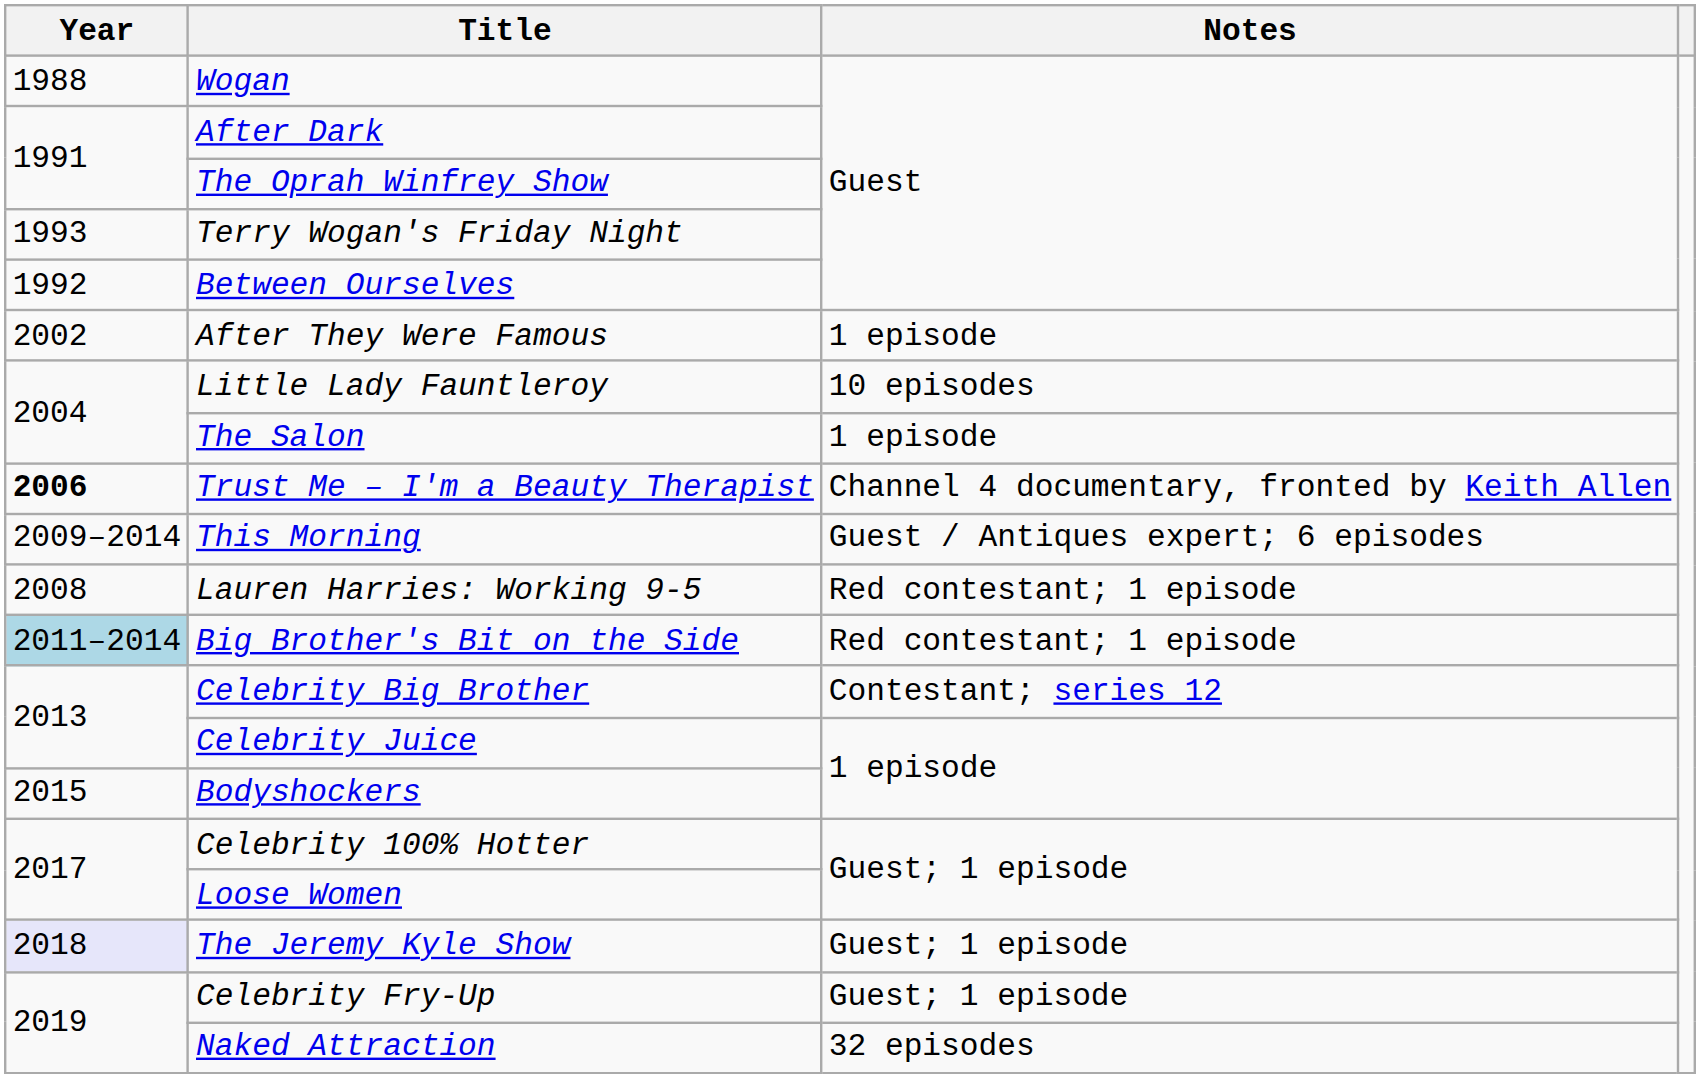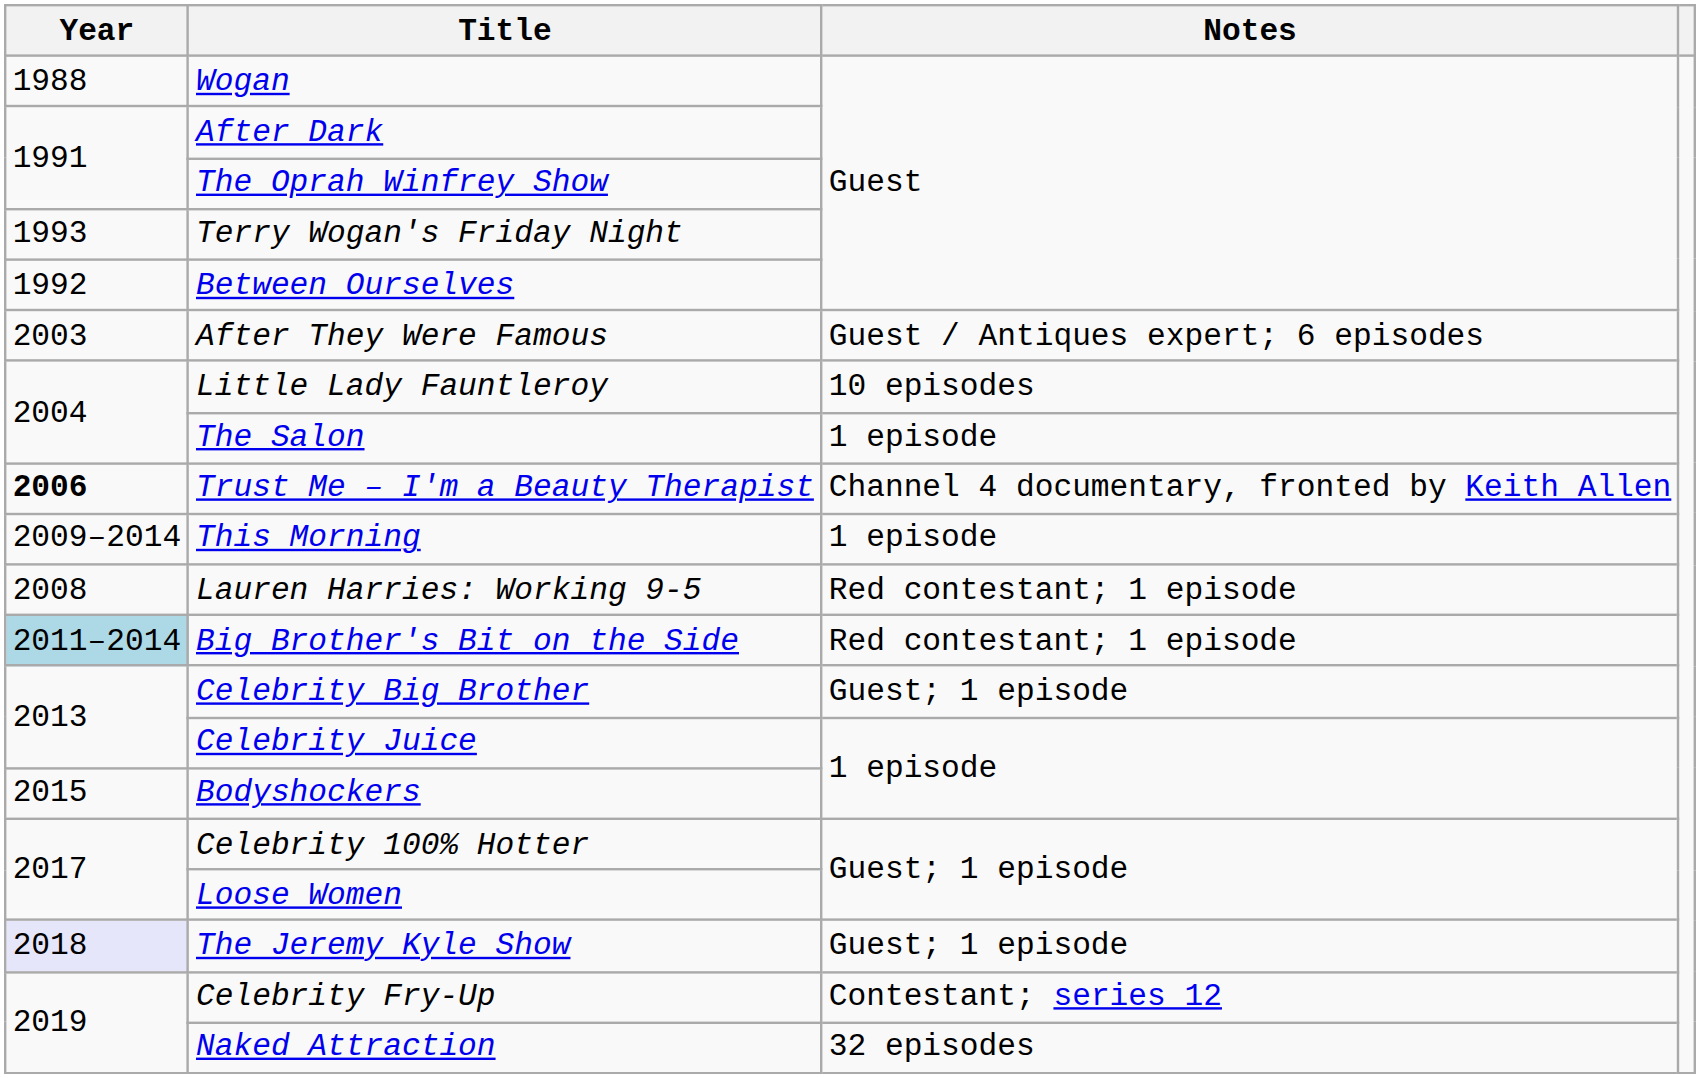(50, 336) 2002 -> (50, 336) 2003
(913, 336) 1 episode -> (1156, 336) Guest / Antiques expert; 6 episodes
(1156, 539) Guest / Antiques expert; 6 episodes -> (913, 539) 1 episode
(1025, 692) Contestant; series 12 -> (979, 692) Guest; 1 episode
(979, 997) Guest; 1 episode -> (1025, 997) Contestant; series 12
